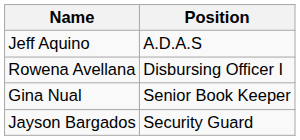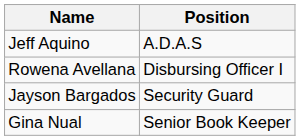rows swapped: (45, 95) <-> (72, 122)
